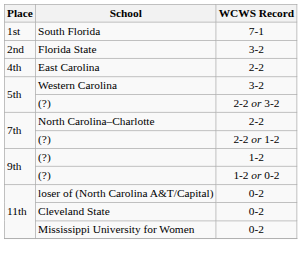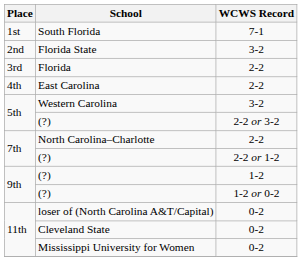+ row: (54, 67)
